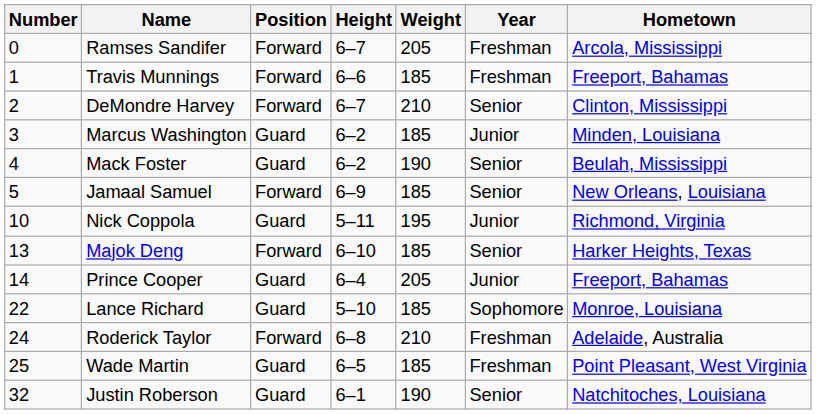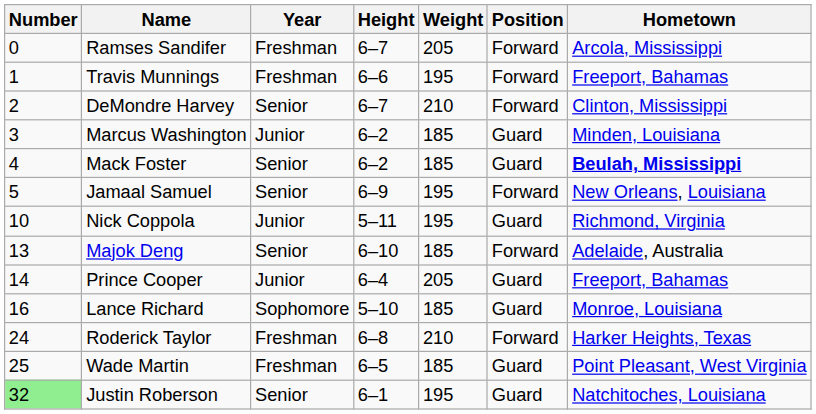columns swapped: (291, 19) <-> (517, 19)
(416, 77) 185 -> (438, 77) 195
(416, 164) 190 -> (438, 164) 185
(650, 164) normal -> (657, 164) bold
(416, 192) 185 -> (438, 192) 195
(662, 250) Harker Heights, Texas -> (648, 250) Adelaide, Australia
(19, 308) 22 -> (19, 308) 16
(648, 337) Adelaide, Australia -> (662, 337) Harker Heights, Texas
(19, 395) no background -> (19, 395) lightgreen background
(416, 395) 190 -> (438, 395) 195
